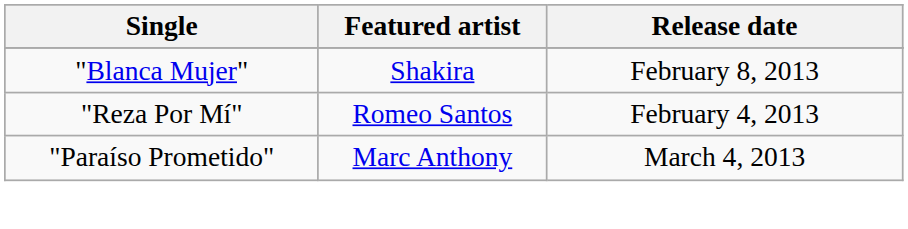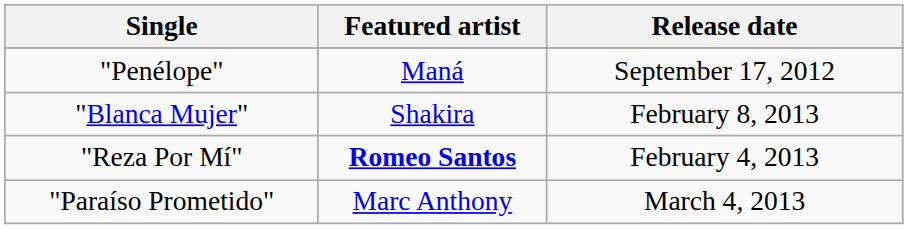+ row: (162, 69)
(432, 113) normal -> (432, 157) bold
